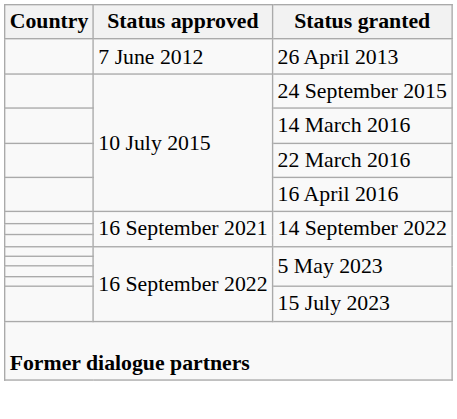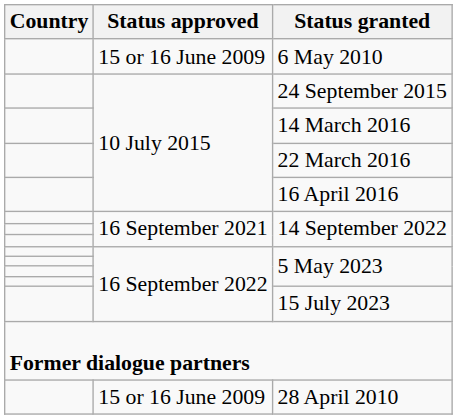+ row: (182, 56)
- row: (151, 56)
+ row: (182, 396)
